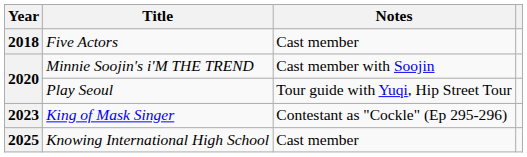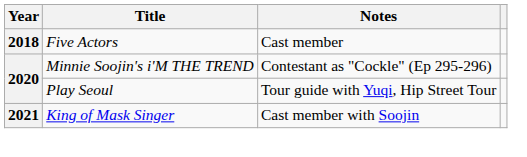(355, 66) Cast member with Soojin -> (376, 66) Contestant as "Cockle" (Ep 295-296)
(24, 115) 2023 -> (24, 115) 2021
(392, 115) Contestant as "Cockle" (Ep 295-296) -> (340, 115) Cast member with Soojin
- row: (158, 139)
